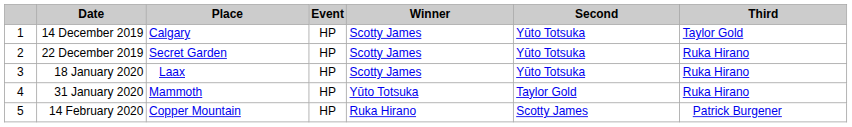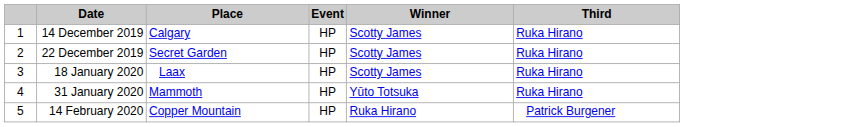- column: (597, 14)
(713, 33) Taylor Gold -> (549, 33) Ruka Hirano
